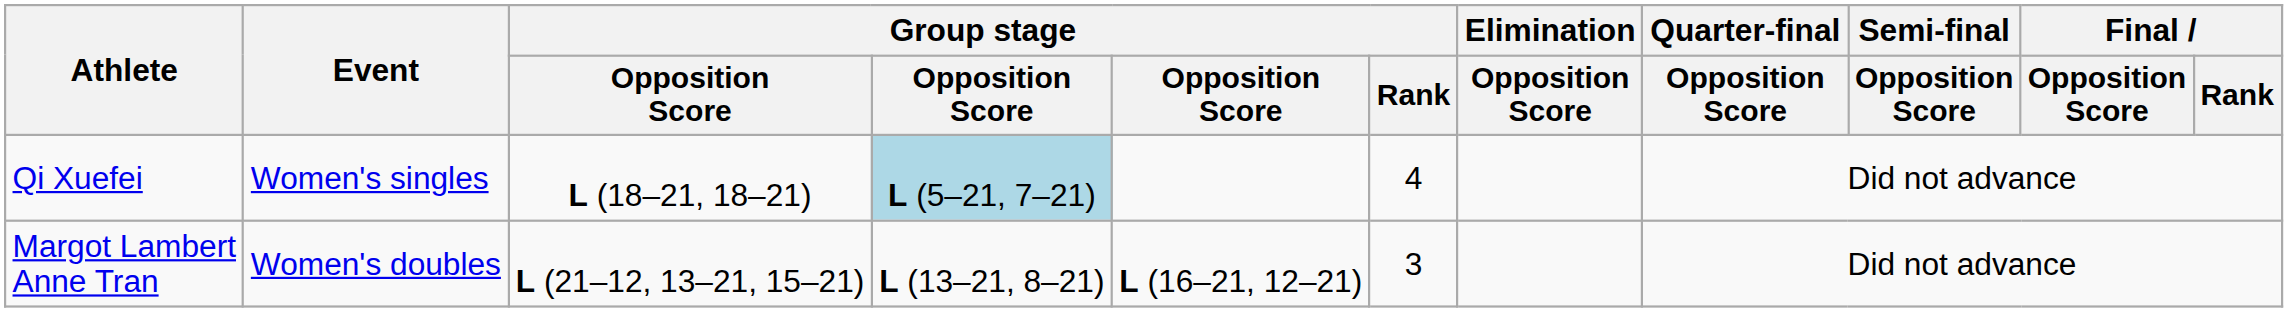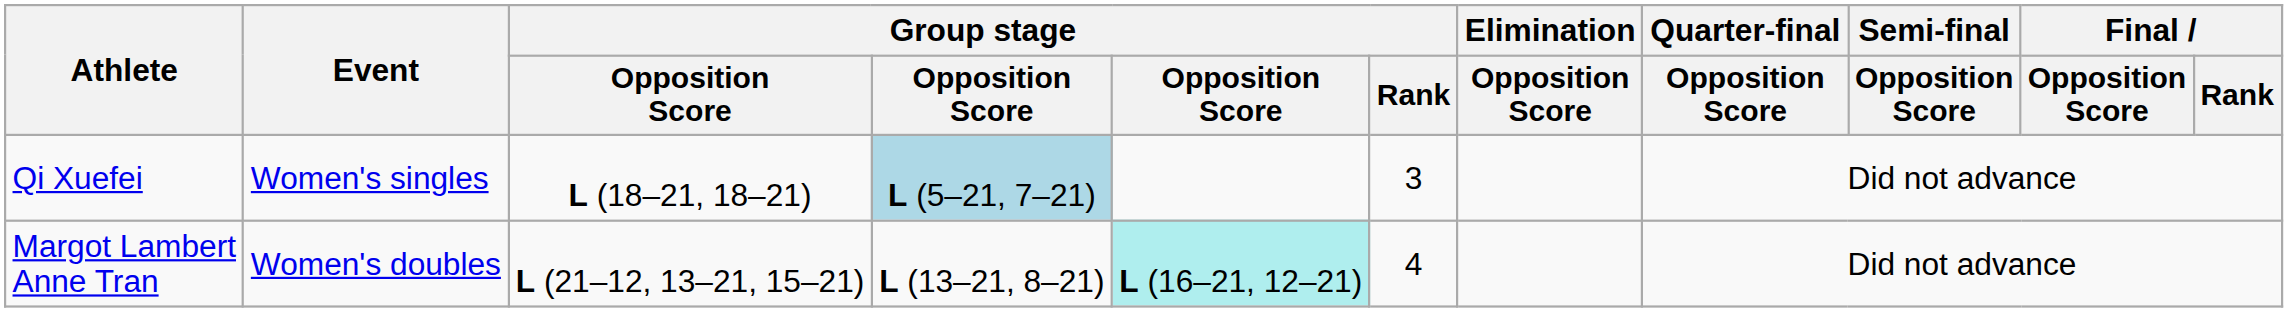(1414, 178) 4 -> (1414, 178) 3
(1241, 281) no background -> (1241, 281) paleturquoise background
(1414, 264) 3 -> (1414, 264) 4
